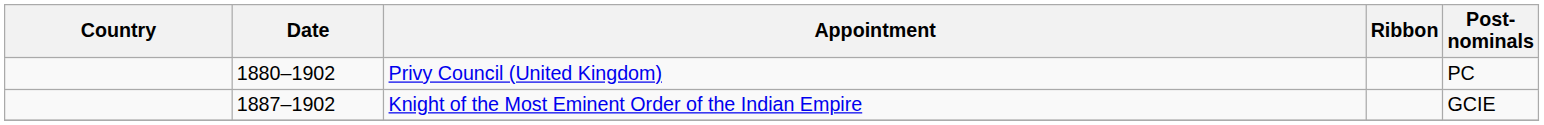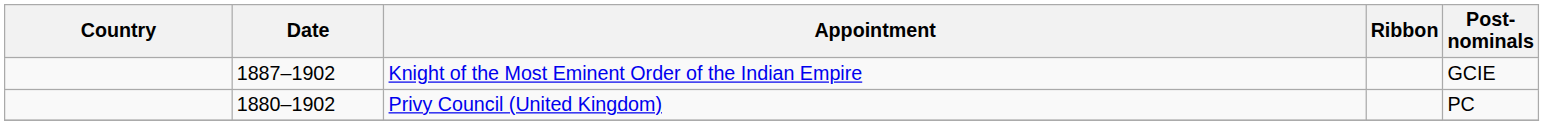rows swapped: (525, 73) <-> (625, 104)
